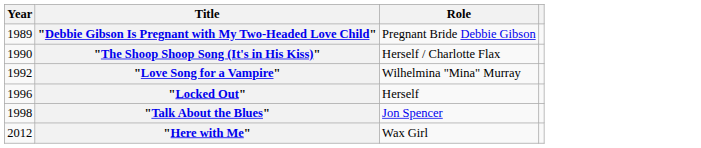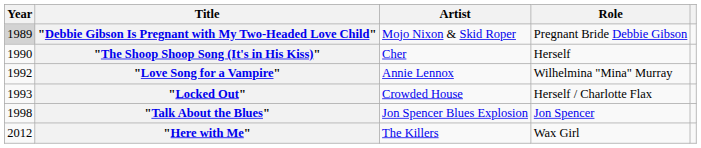+ column: (455, 14)
(20, 34) no background -> (20, 34) lightgrey background
(441, 53) Herself / Charlotte Flax -> (552, 53) Herself
(20, 93) 1996 -> (20, 93) 1993
(400, 93) Herself -> (593, 93) Herself / Charlotte Flax
